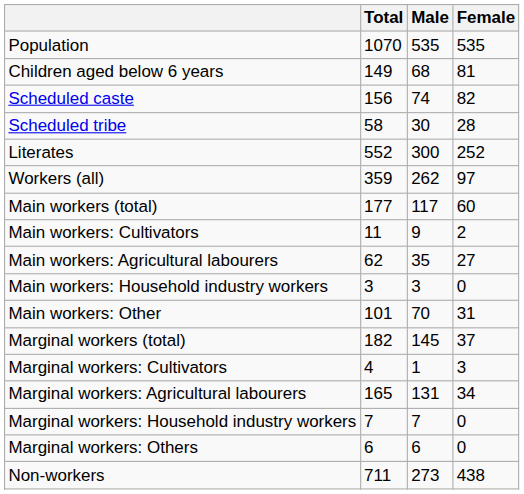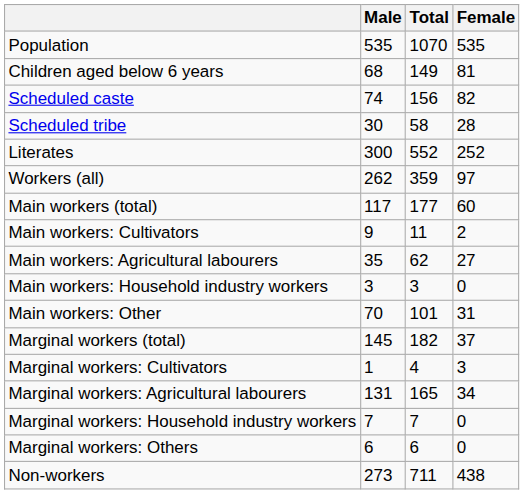columns swapped: (384, 17) <-> (430, 17)
